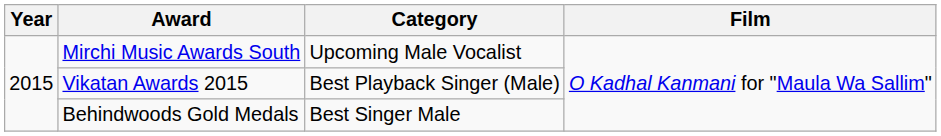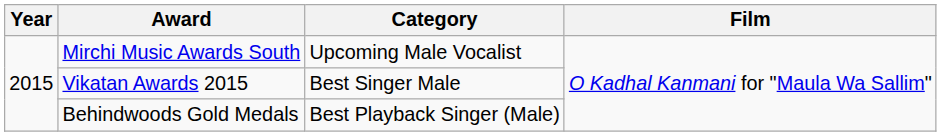(435, 83) Best Playback Singer (Male) -> (385, 83) Best Singer Male
(385, 114) Best Singer Male -> (435, 114) Best Playback Singer (Male)
